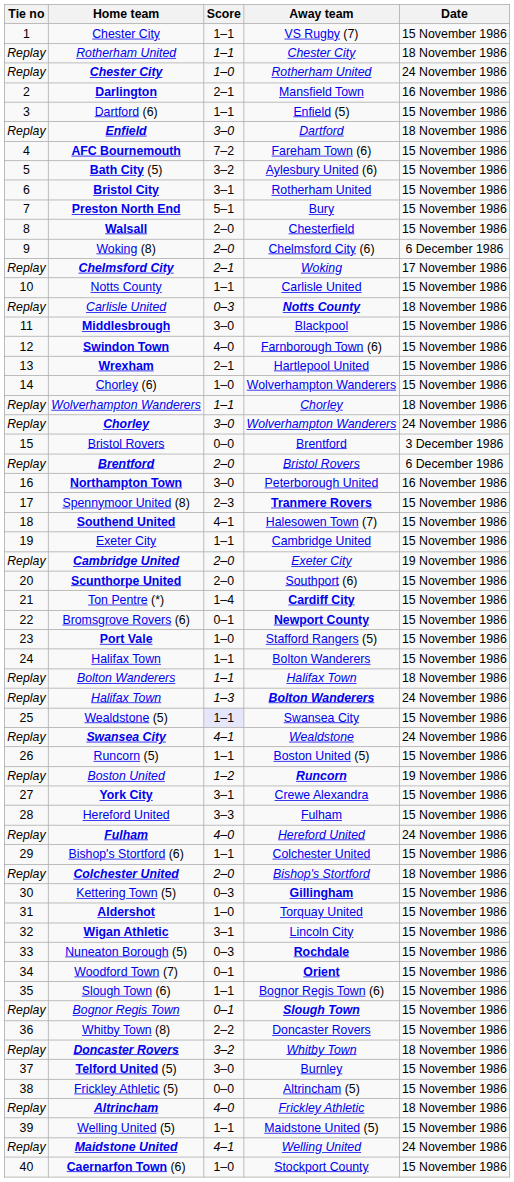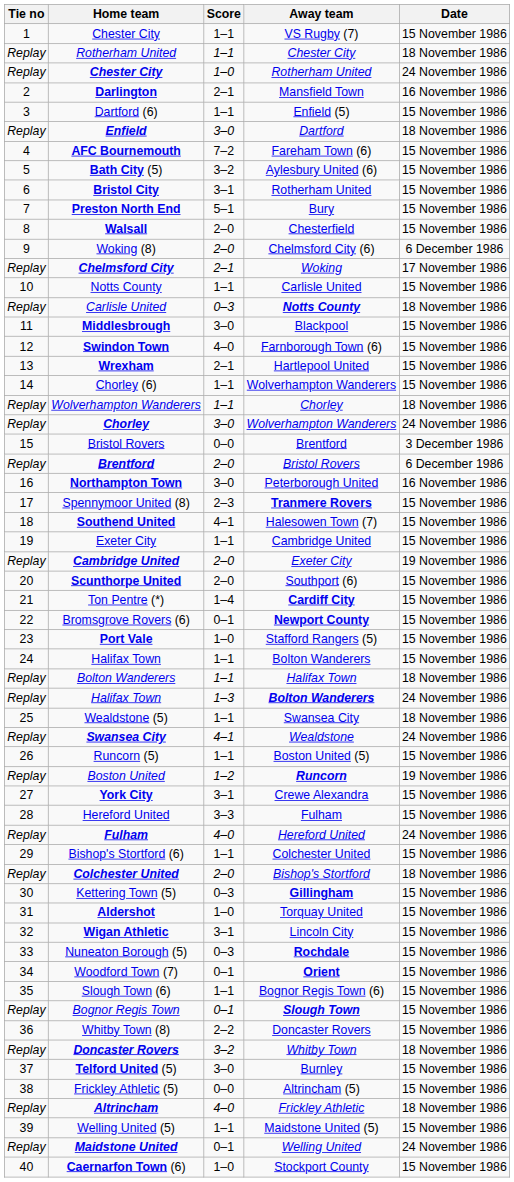(224, 385) 1–0 -> (224, 385) 1–1
(224, 717) lavender background -> (224, 717) no background
(454, 717) 15 November 1986 -> (454, 717) 18 November 1986
(224, 1147) 4–1 -> (224, 1147) 0–1
